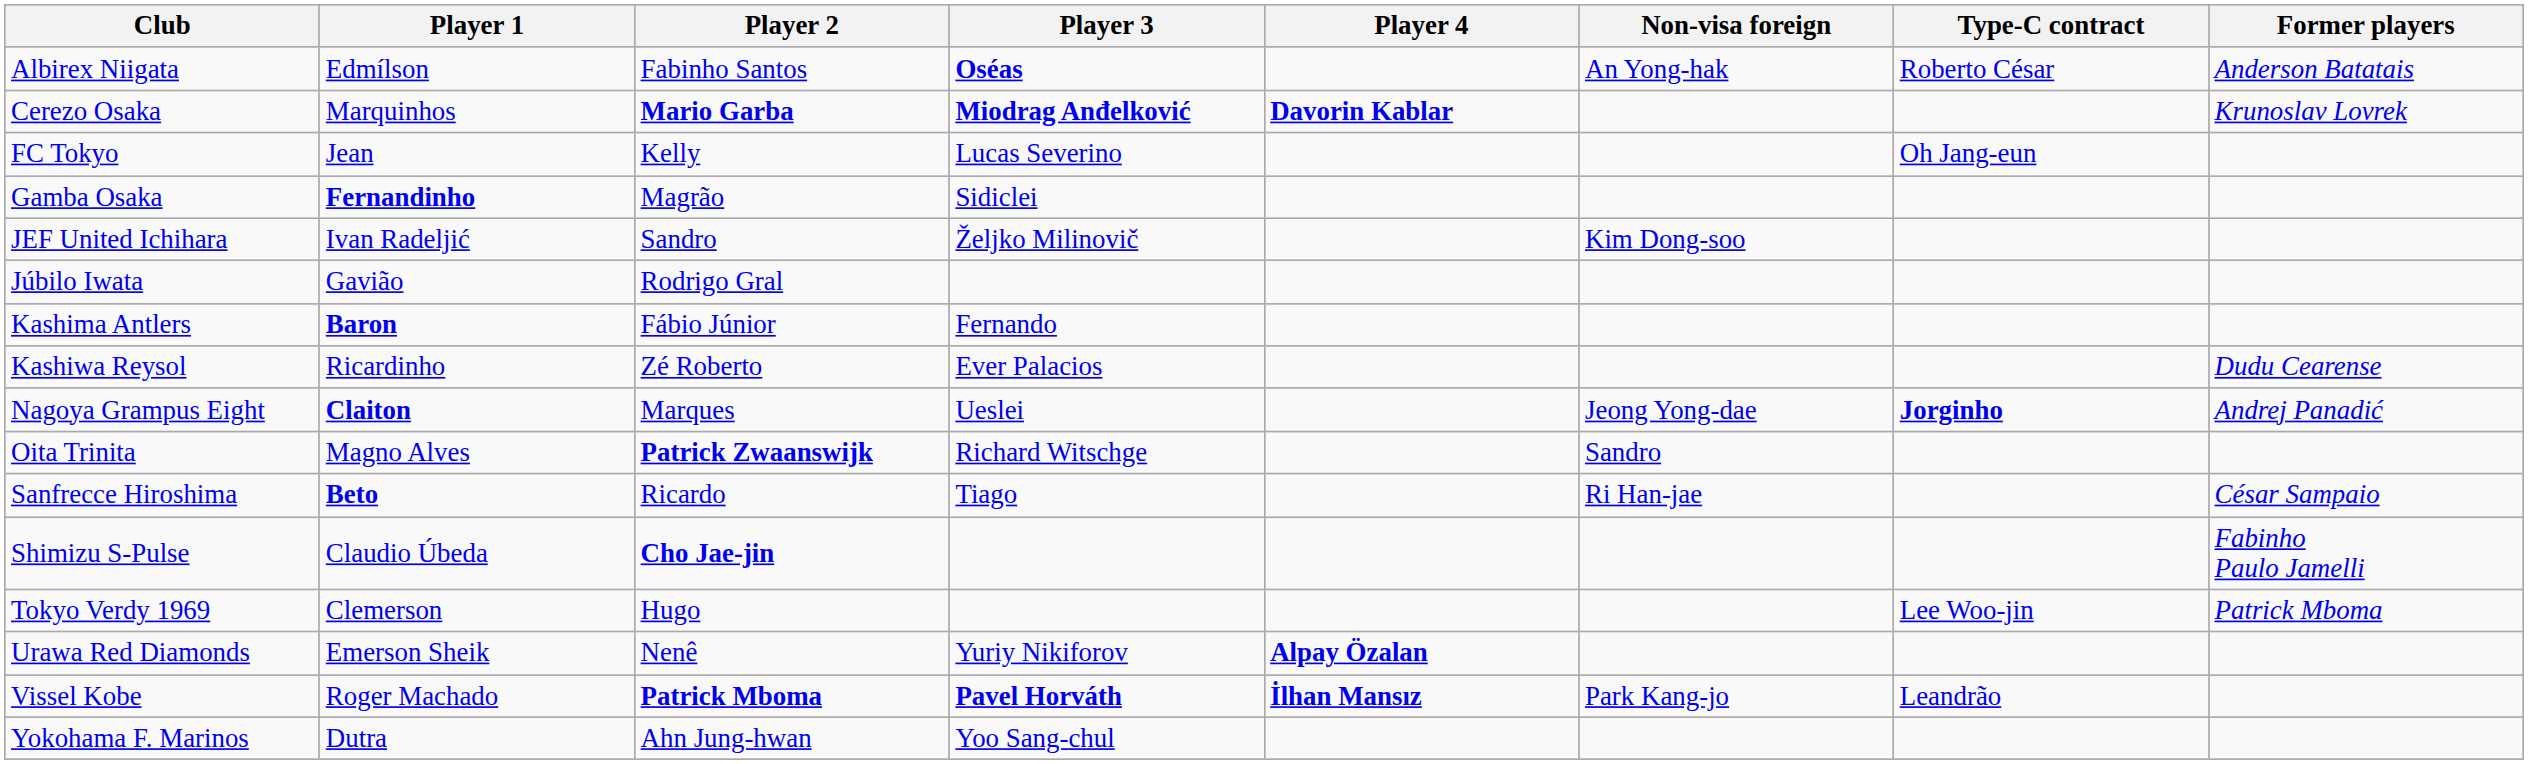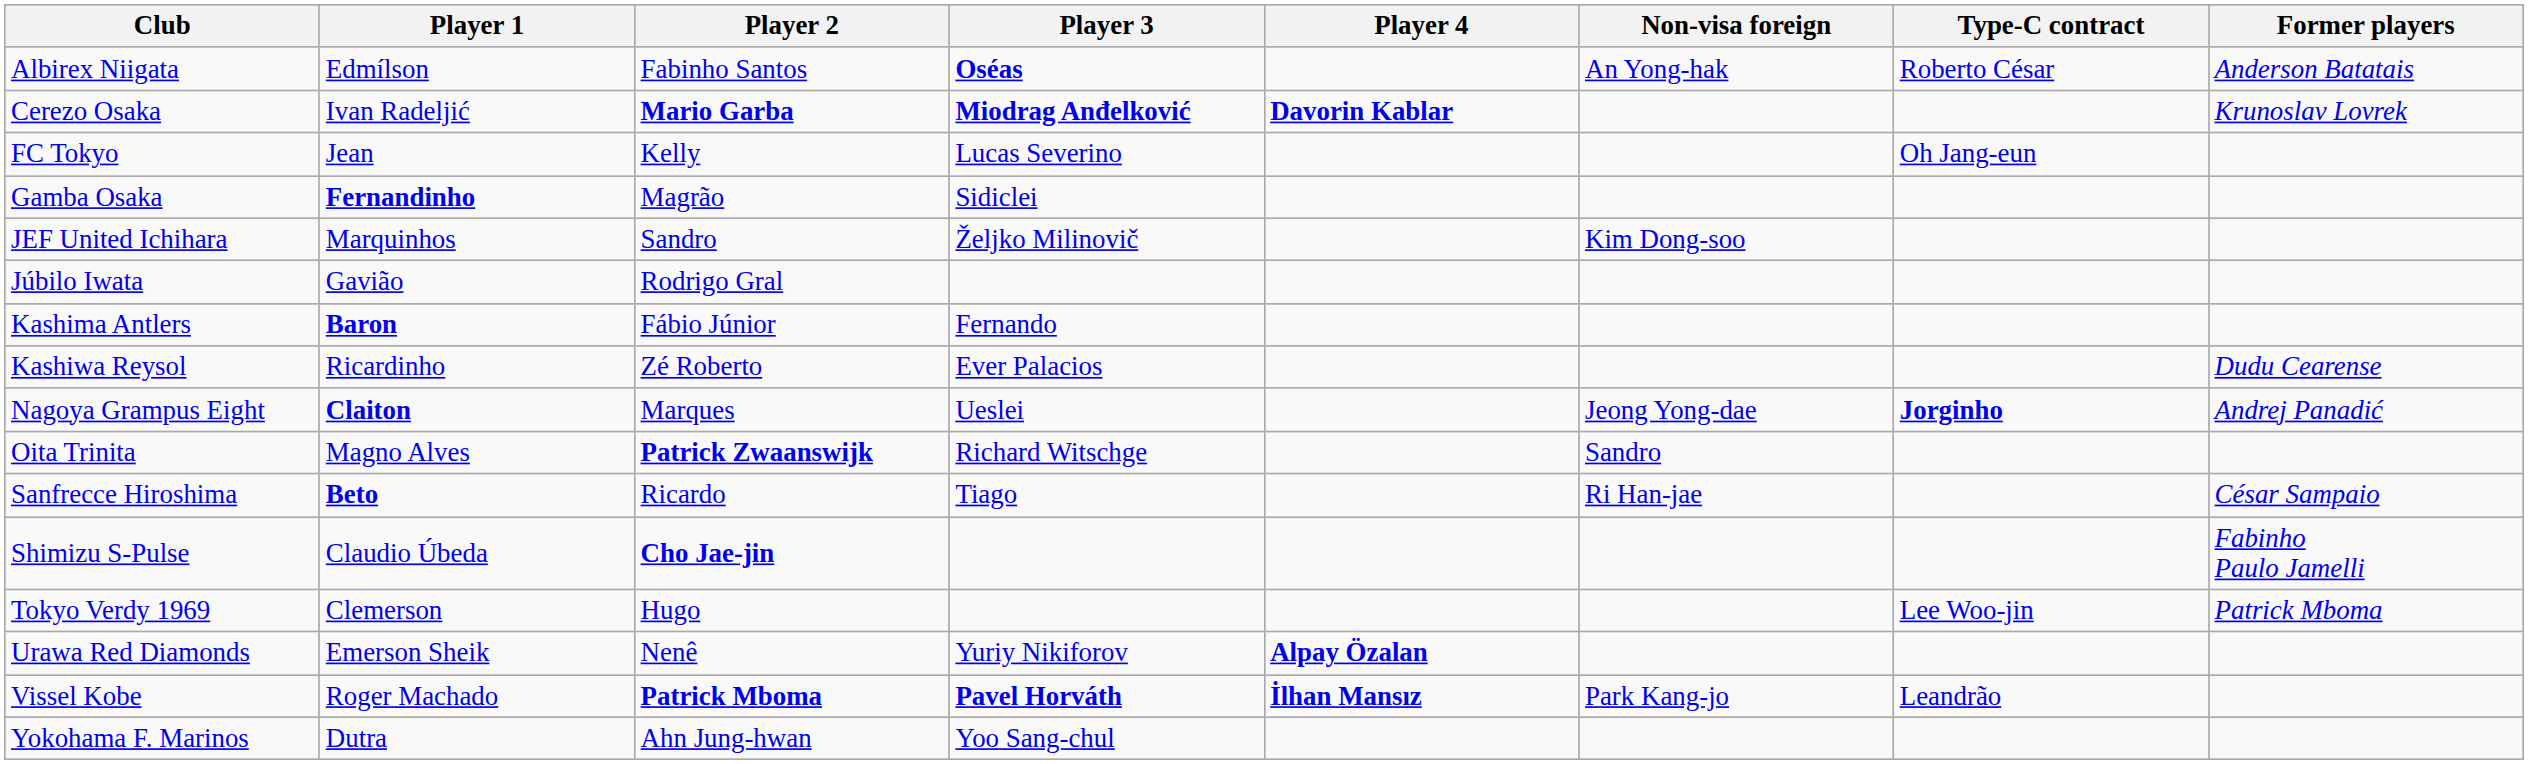(391, 111) Marquinhos -> (398, 111) Ivan Radeljić
(398, 238) Ivan Radeljić -> (391, 238) Marquinhos
